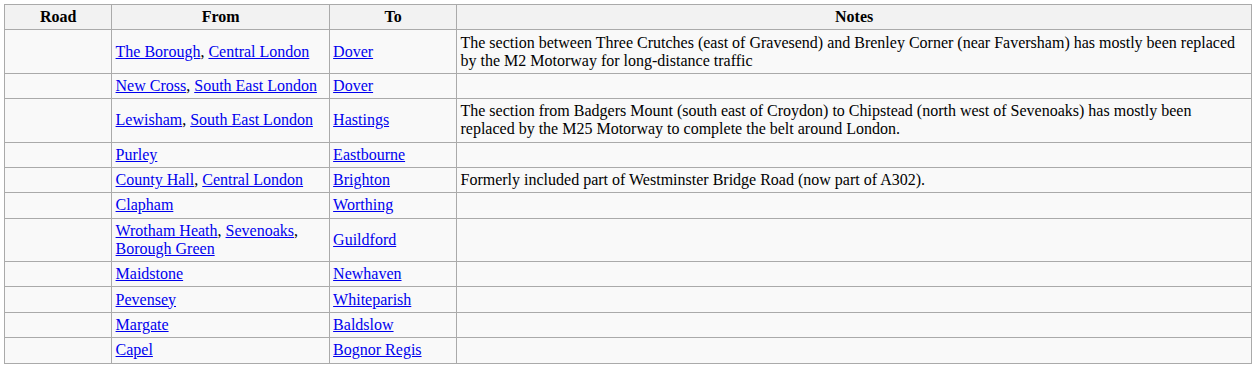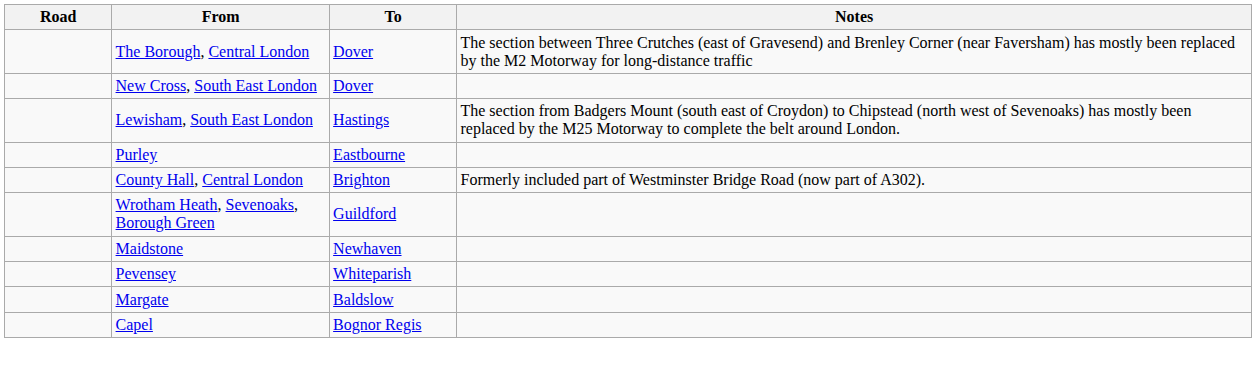- row: (144, 205)
